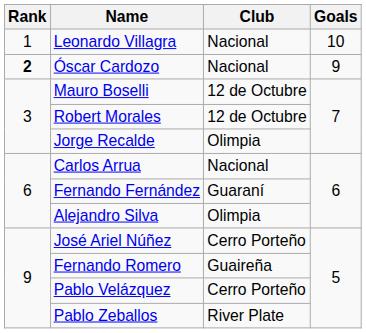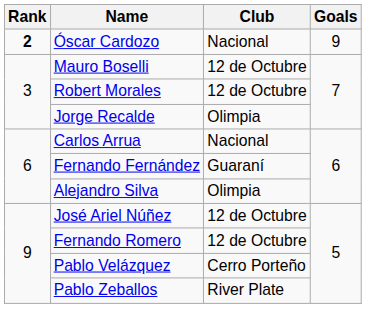- row: (115, 41)
(257, 240) Cerro Porteño -> (257, 215) 12 de Octubre
(240, 265) Guaireña -> (257, 240) 12 de Octubre
